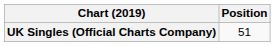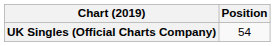(244, 32) 51 -> (244, 32) 54
